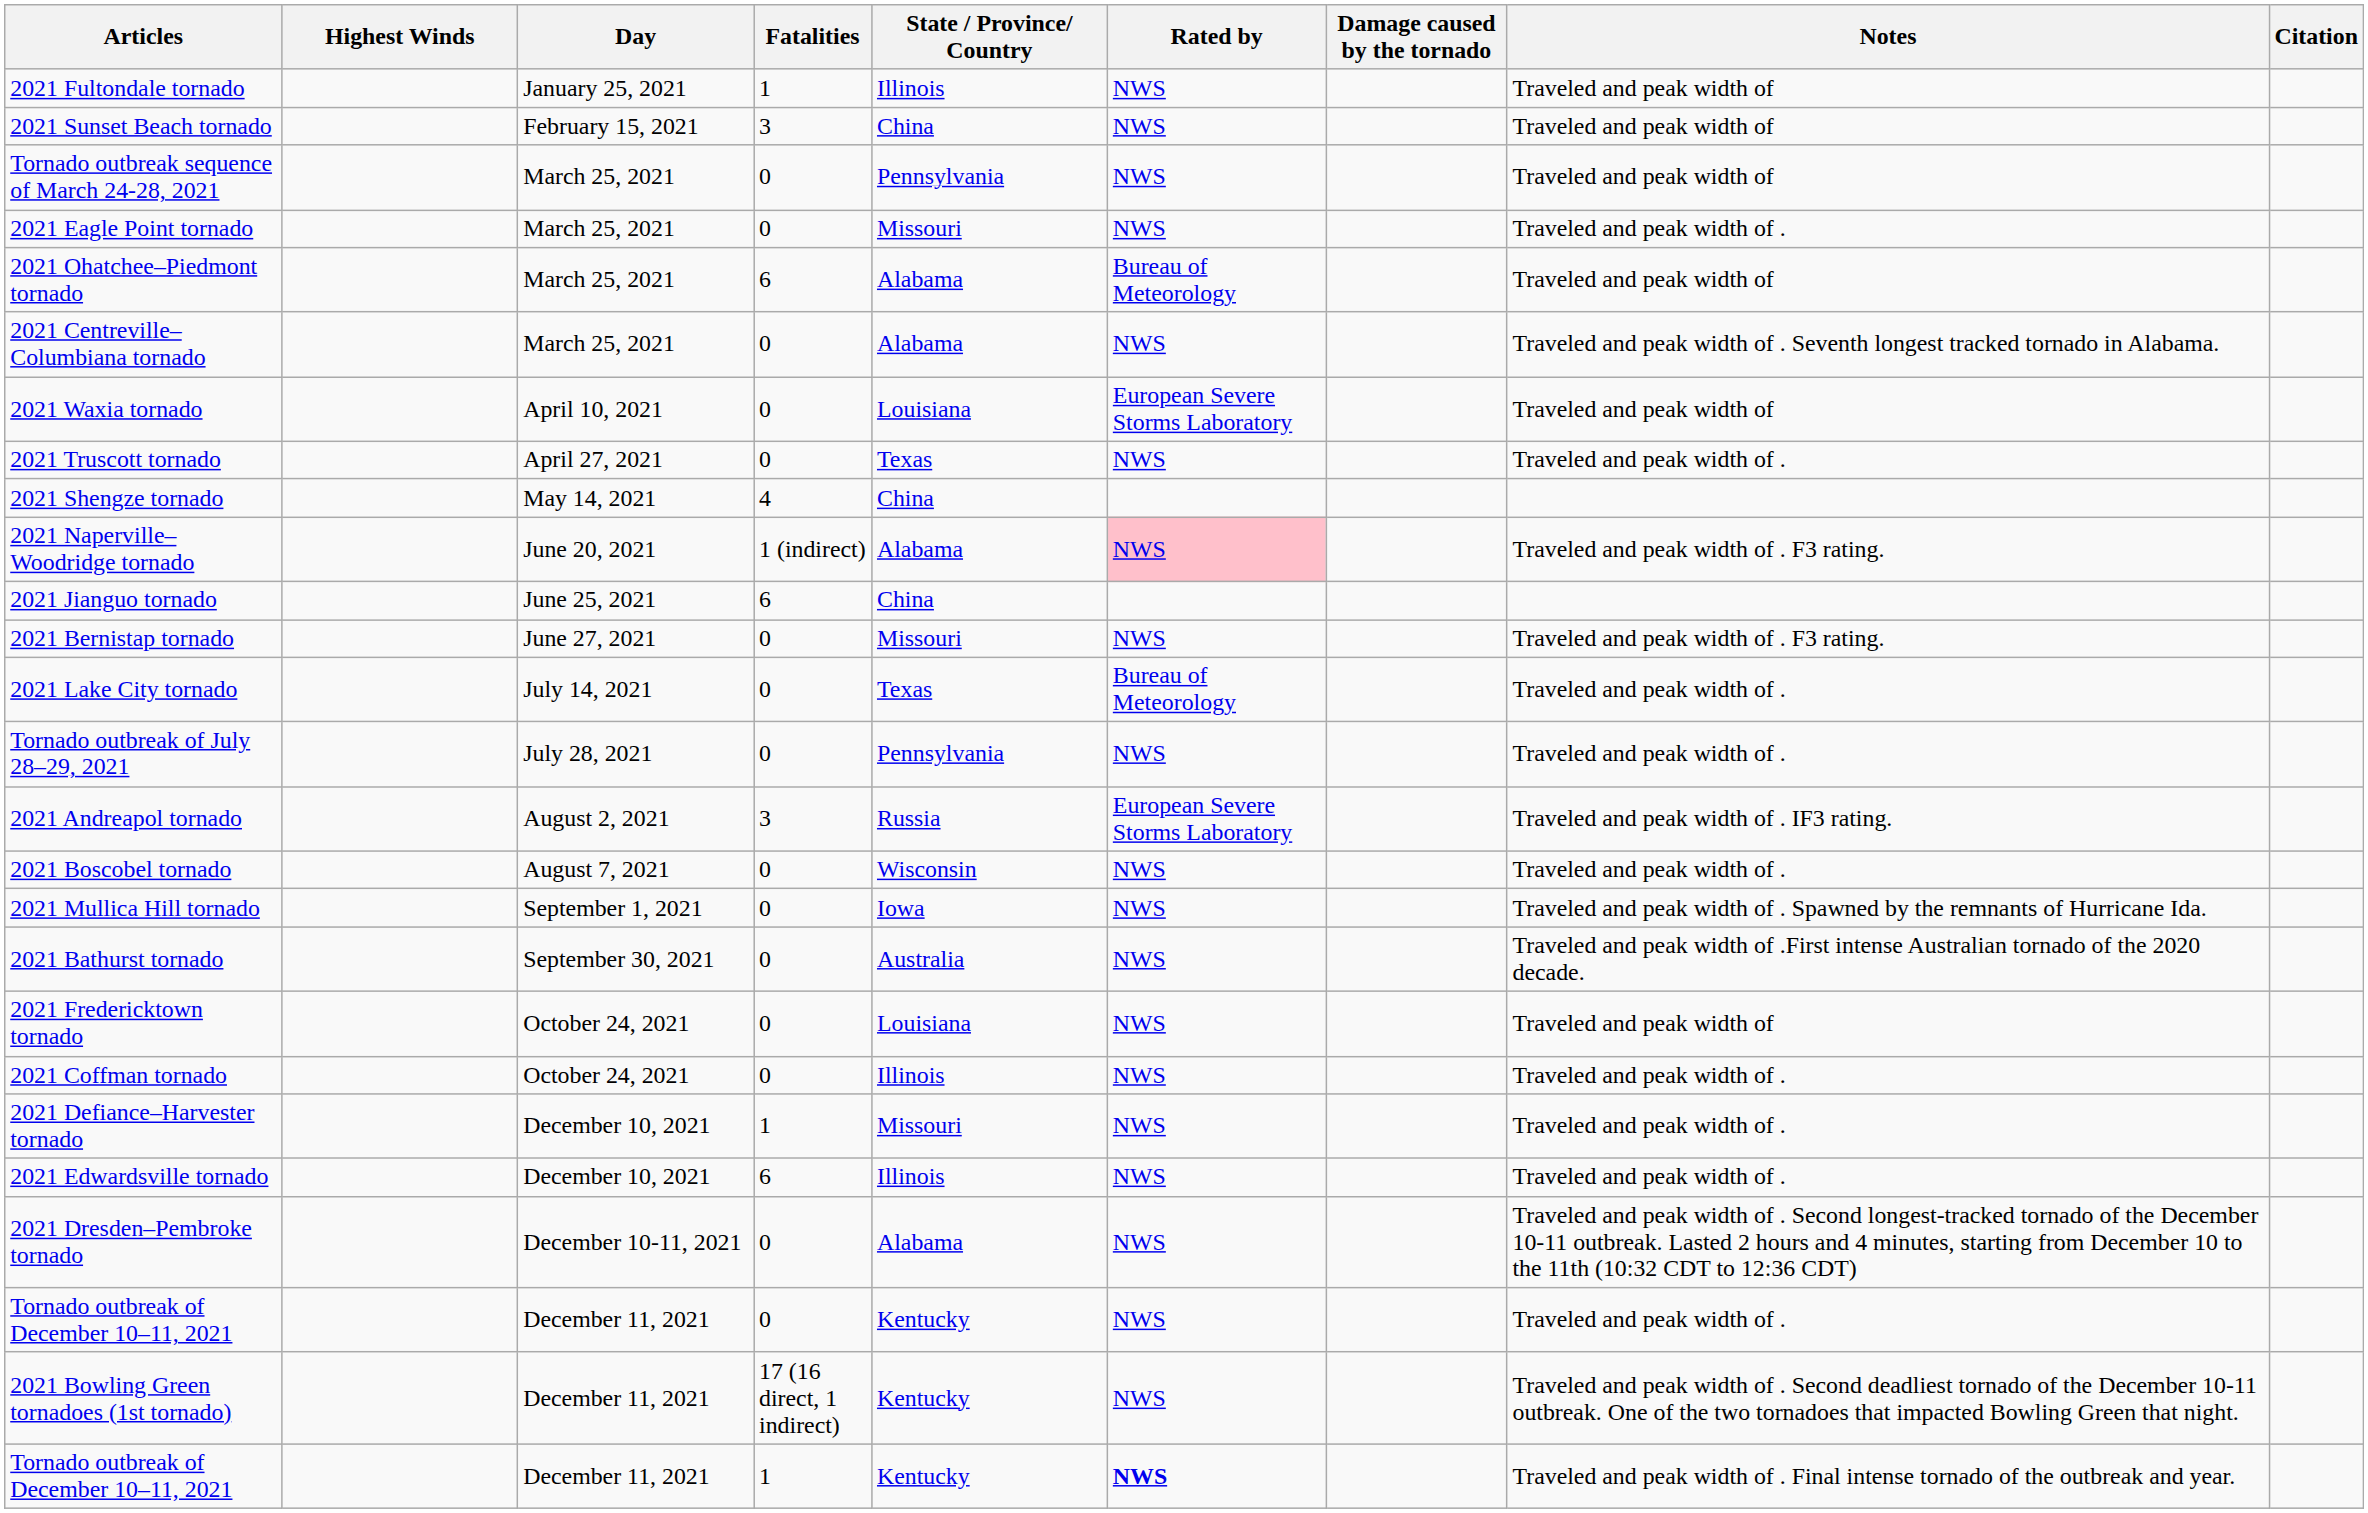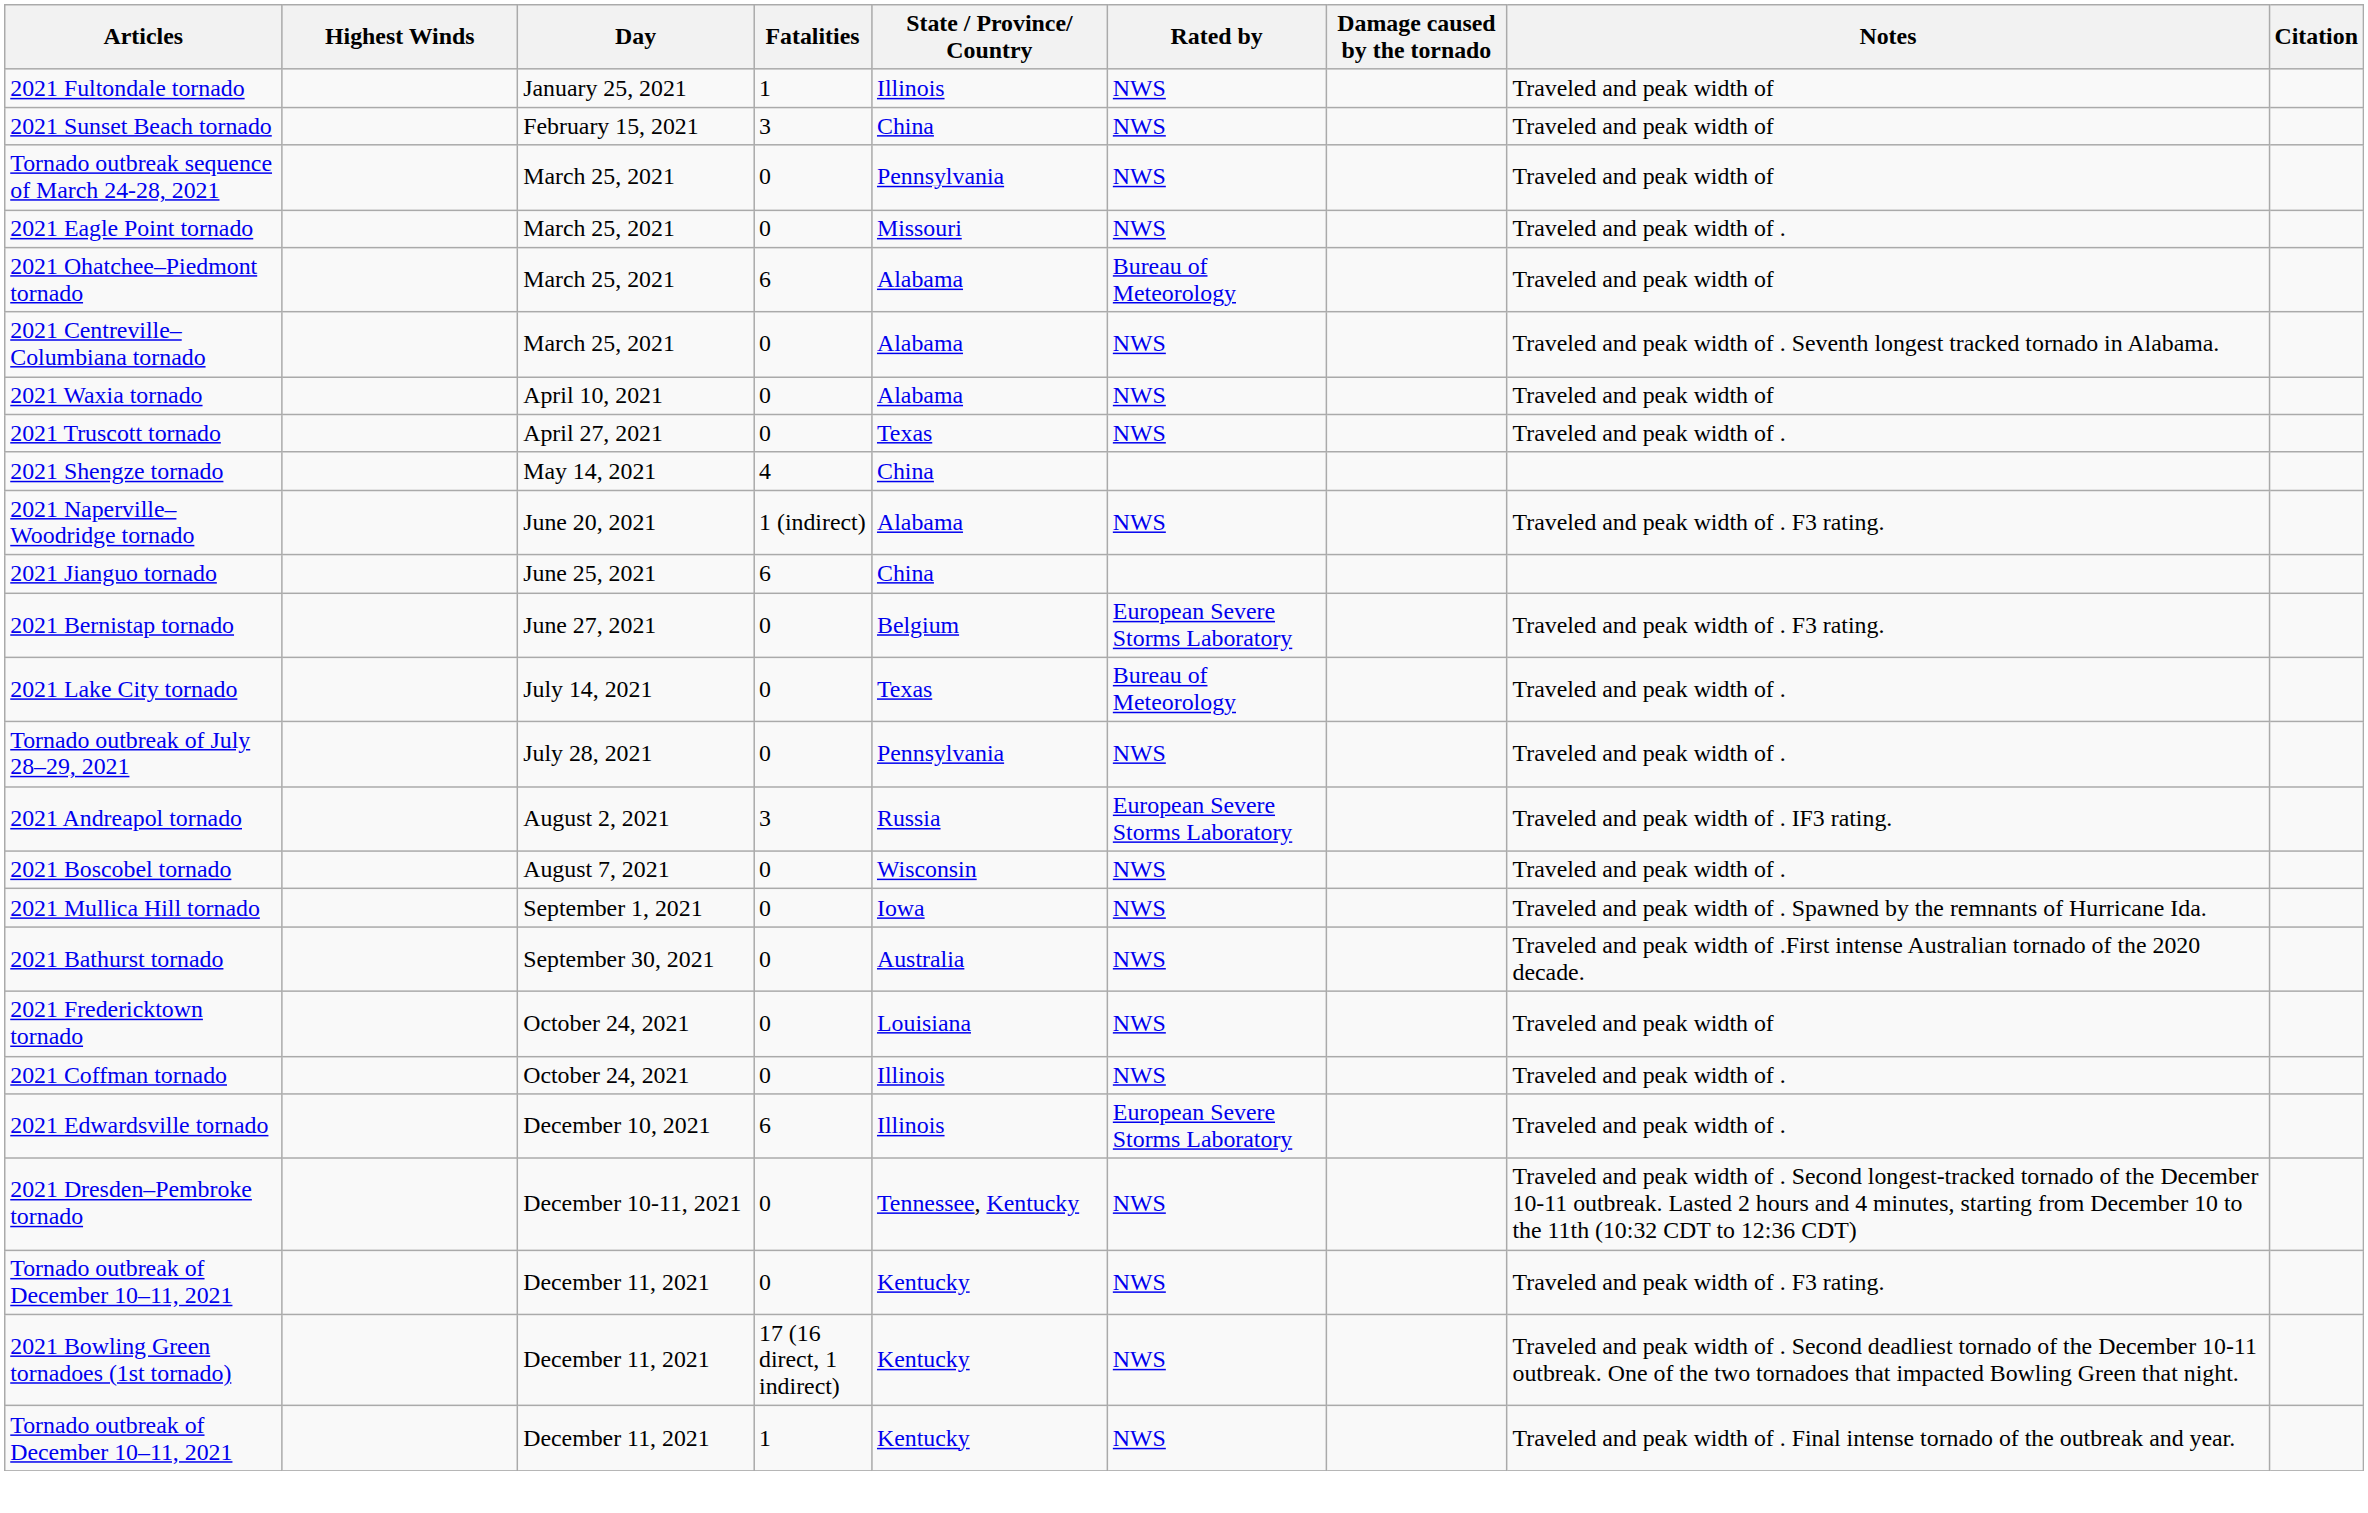(924, 408) Louisiana -> (920, 395) Alabama
(1203, 408) European Severe Storms Laboratory -> (1139, 395) NWS
(1139, 549) pink background -> (1139, 522) no background
(919, 638) Missouri -> (918, 624) Belgium
(1139, 638) NWS -> (1203, 624) European Severe Storms Laboratory
- row: (132, 1125)
(1139, 1177) NWS -> (1203, 1125) European Severe Storms Laboratory
(920, 1241) Alabama -> (978, 1203) Tennessee, Kentucky
(1649, 1319) Traveled and peak width of . -> (1698, 1281) Traveled and peak width of . F3 rating.
(1140, 1475) bold -> (1139, 1437) normal
